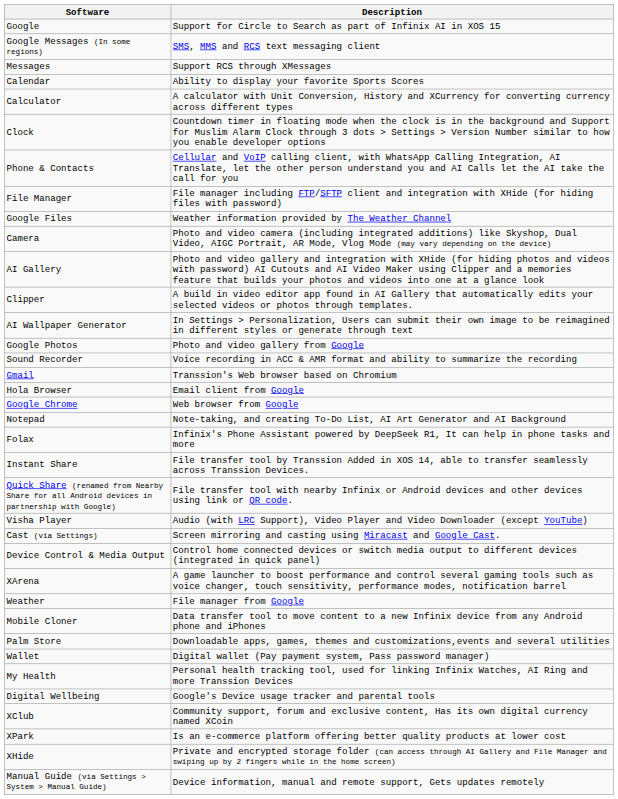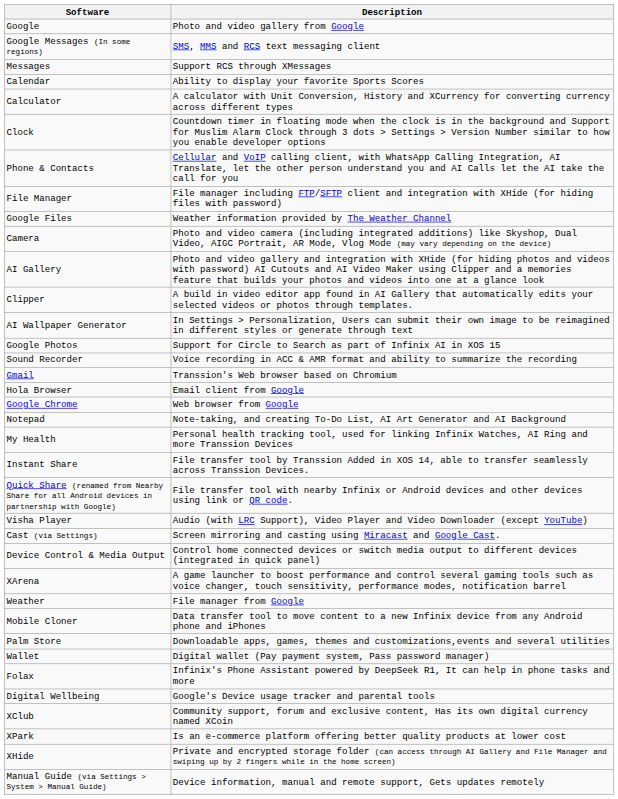(337, 27) Support for Circle to Search as part of Infinix AI in XOS 15 -> (268, 27) Photo and video gallery from Google
(268, 345) Photo and video gallery from Google -> (337, 345) Support for Circle to Search as part of Infinix AI in XOS 15
rows swapped: (20, 440) <-> (31, 676)
